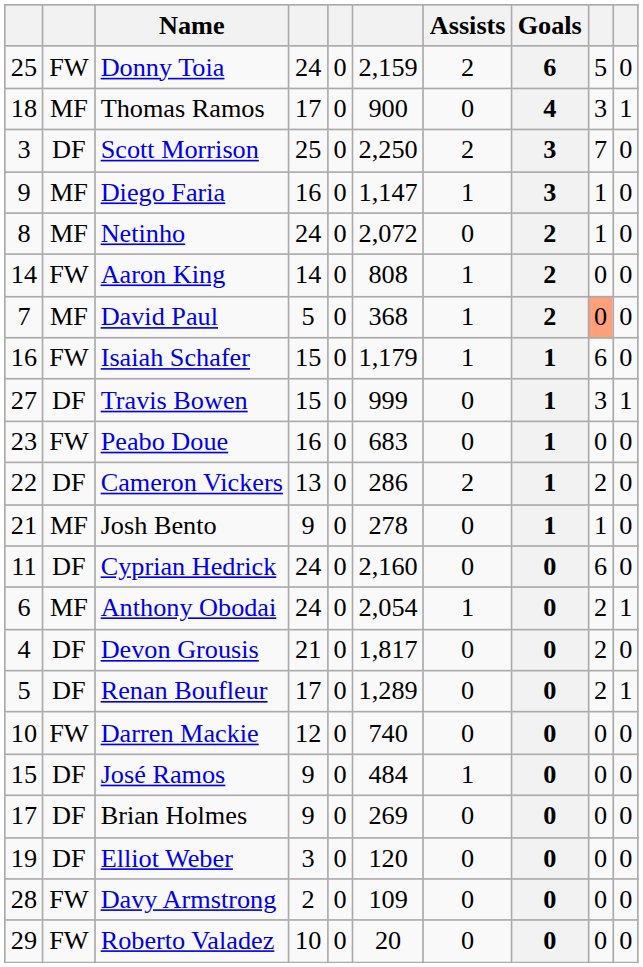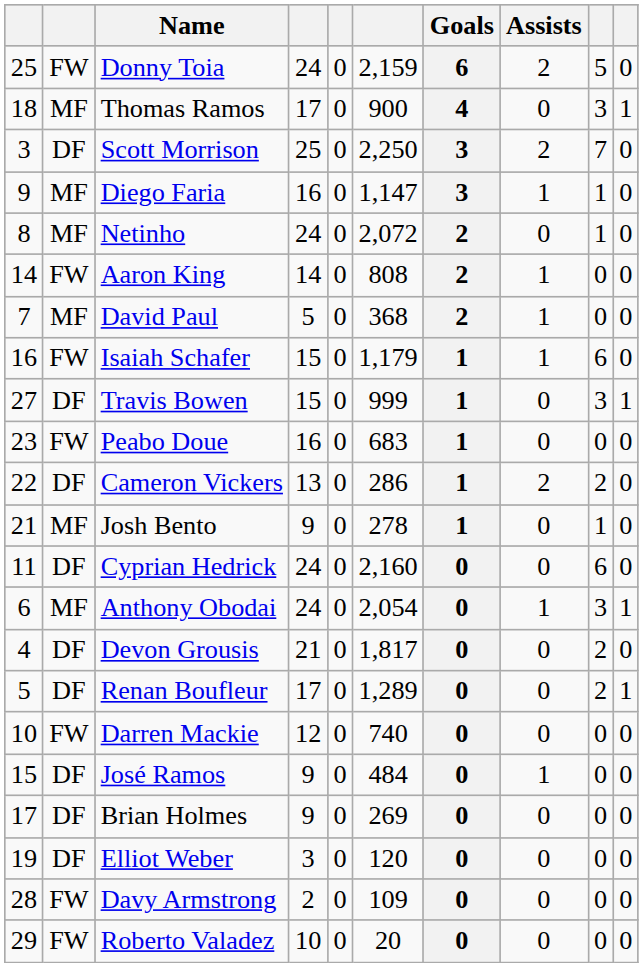columns swapped: (550, 25) <-> (468, 25)
(600, 316) lightsalmon background -> (600, 316) no background
(600, 607) 2 -> (600, 607) 3
